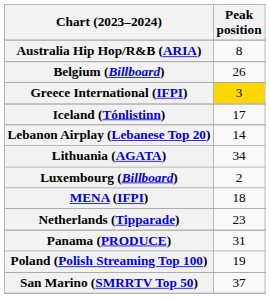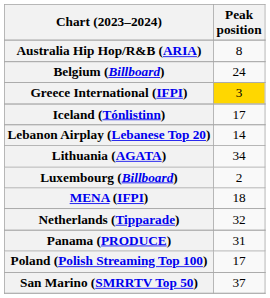(239, 72) 26 -> (239, 72) 24
(239, 219) 23 -> (239, 219) 32
(239, 261) 19 -> (239, 261) 17
